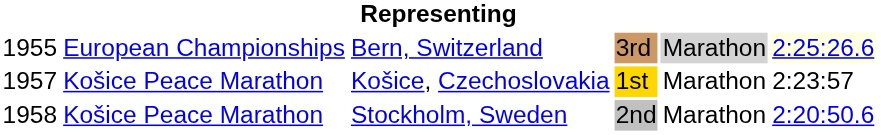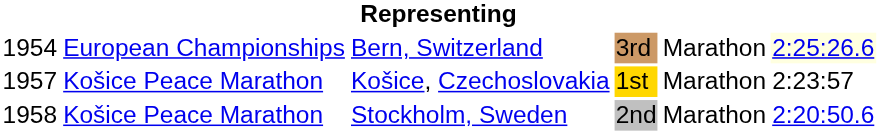(30, 47) 1955 -> (30, 47) 1954
(714, 47) lightgrey background -> (714, 47) no background
